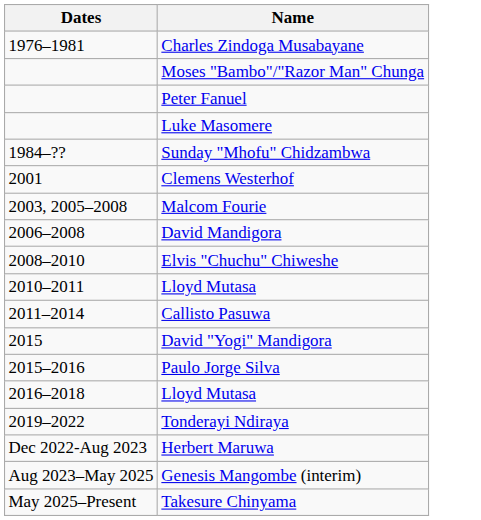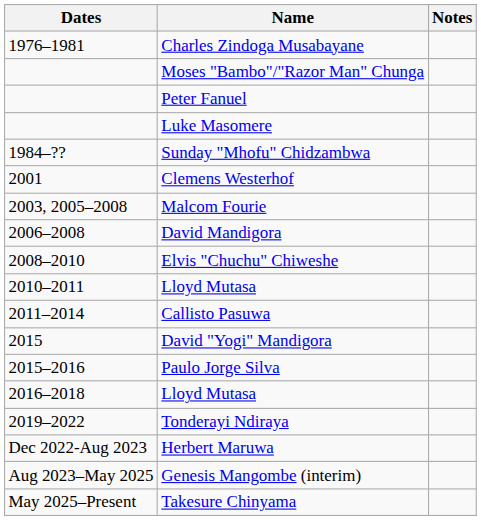+ column: (452, 17)
